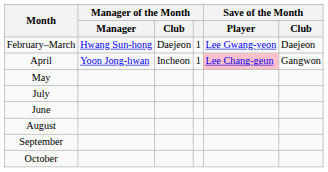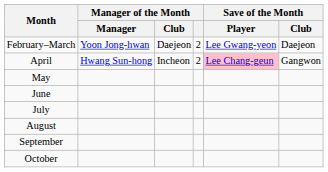(116, 45) Hwang Sun-hong -> (115, 45) Yoon Jong-hwan
(198, 45) 1 -> (198, 45) 2
(115, 61) Yoon Jong-hwan -> (116, 61) Hwang Sun-hong
(198, 61) 1 -> (198, 61) 2
rows swapped: (41, 110) <-> (41, 93)
